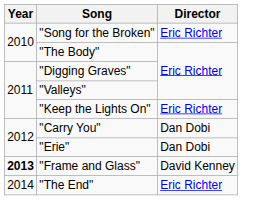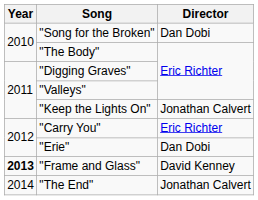(191, 33) Eric Richter -> (185, 33) Dan Dobi
(191, 109) Eric Richter -> (206, 109) Jonathan Calvert
(185, 128) Dan Dobi -> (191, 128) Eric Richter
(191, 185) Eric Richter -> (206, 185) Jonathan Calvert
